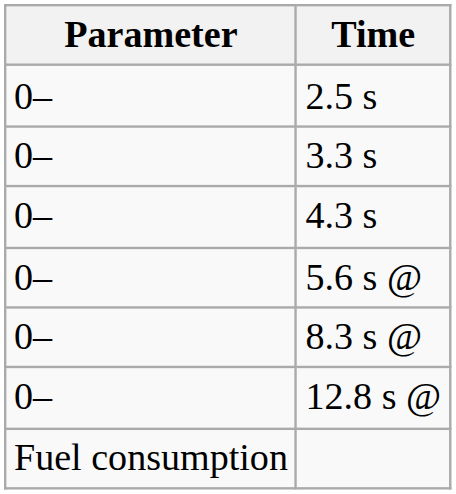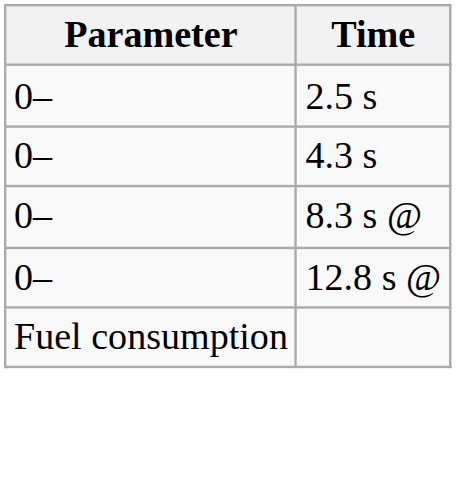- row: (341, 155)
- row: (364, 276)
